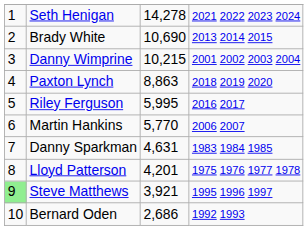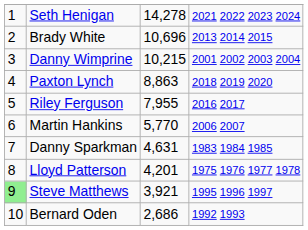(165, 37) 10,690 -> (165, 37) 10,696
(161, 103) 5,995 -> (161, 103) 7,955
